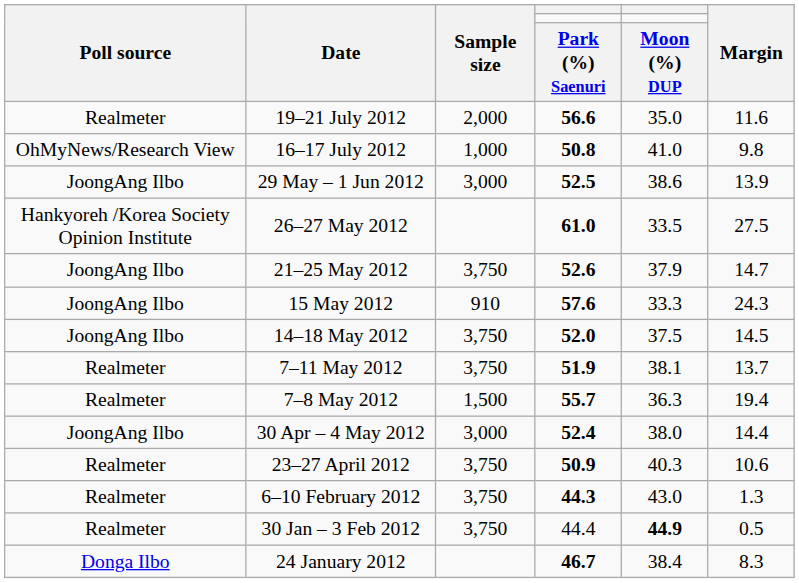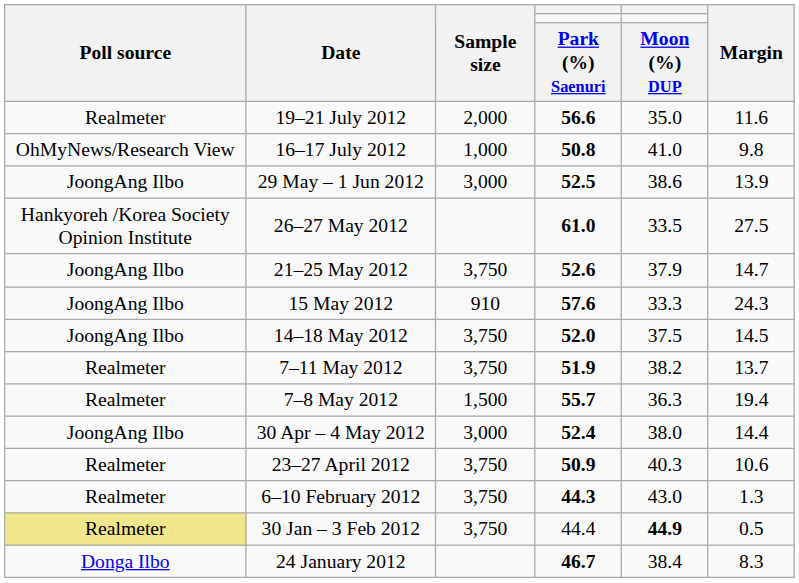(665, 367) 38.1 -> (665, 367) 38.2
(125, 529) no background -> (125, 529) khaki background
